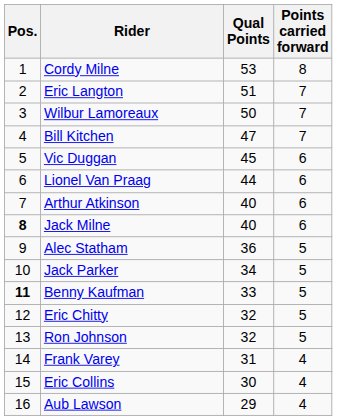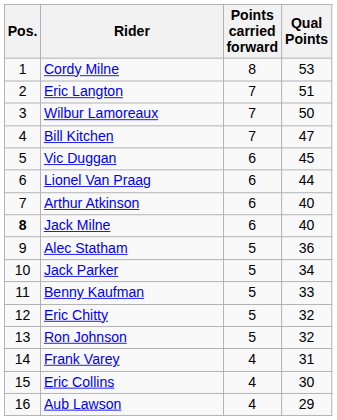columns swapped: (248, 31) <-> (303, 31)
(23, 292) bold -> (23, 292) normal
